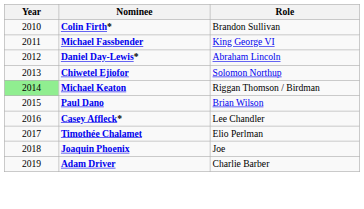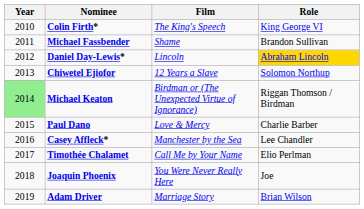+ column: (205, 12)
(246, 27) Brandon Sullivan -> (292, 27) King George VI
(244, 42) King George VI -> (294, 42) Brandon Sullivan
(247, 57) no background -> (295, 57) gold background
(238, 103) Brian Wilson -> (289, 125) Charlie Barber
(241, 164) Charlie Barber -> (286, 196) Brian Wilson
